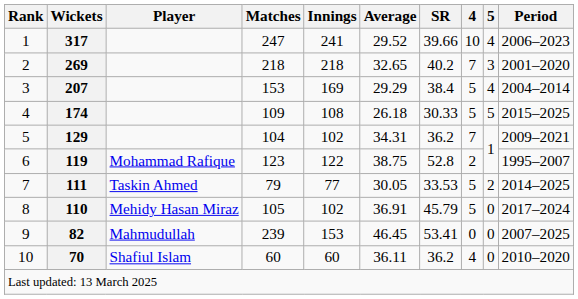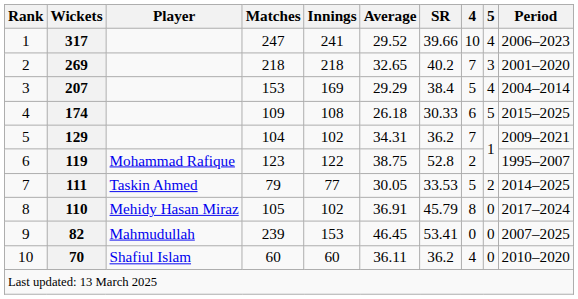(472, 112) 5 -> (472, 112) 6
(472, 209) 5 -> (472, 209) 8
